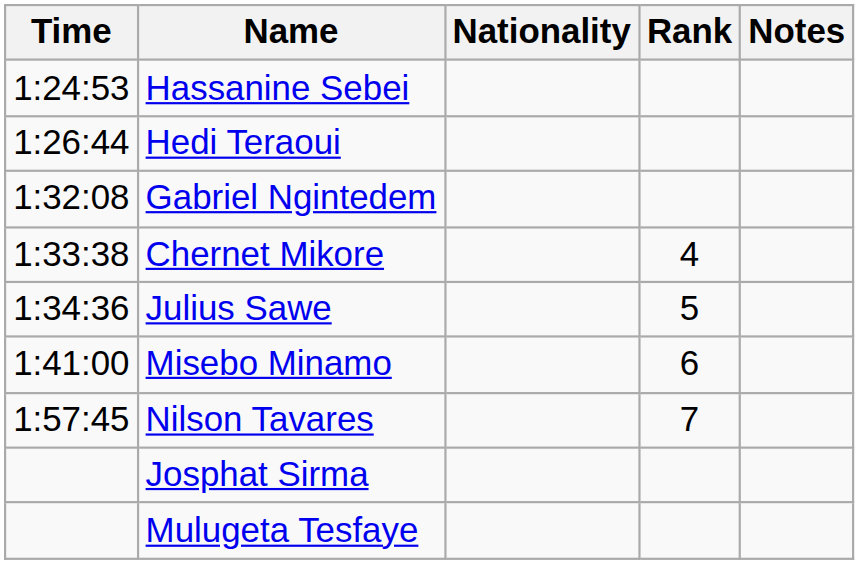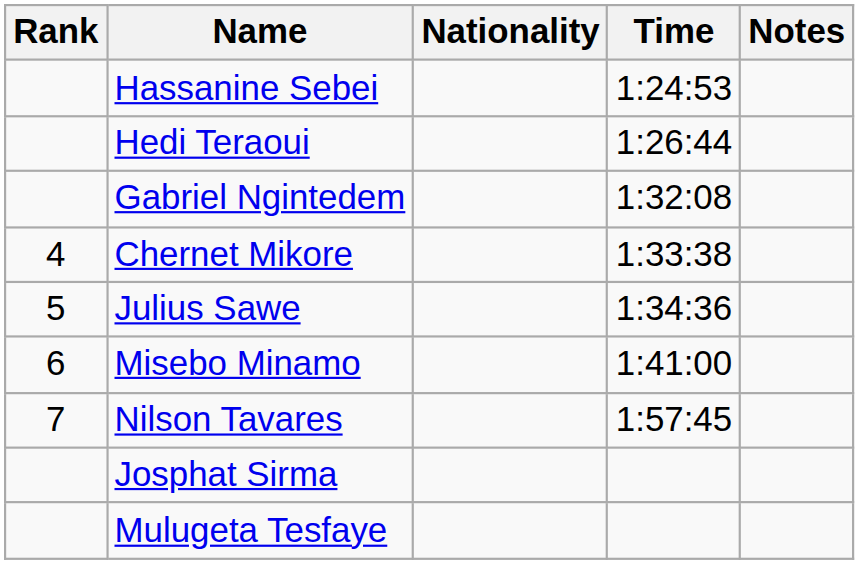columns swapped: (690, 32) <-> (71, 32)
